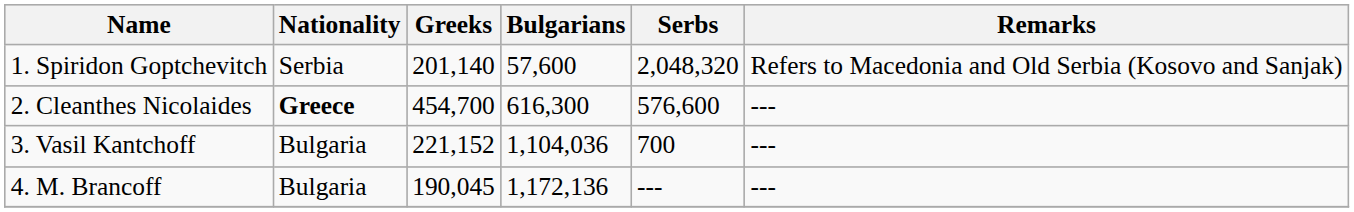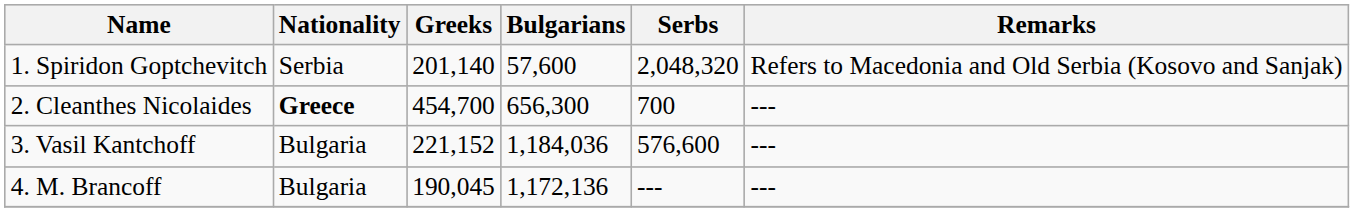(548, 105) 616,300 -> (548, 105) 656,300
(678, 105) 576,600 -> (656, 105) 700
(557, 145) 1,104,036 -> (557, 145) 1,184,036
(656, 145) 700 -> (678, 145) 576,600
